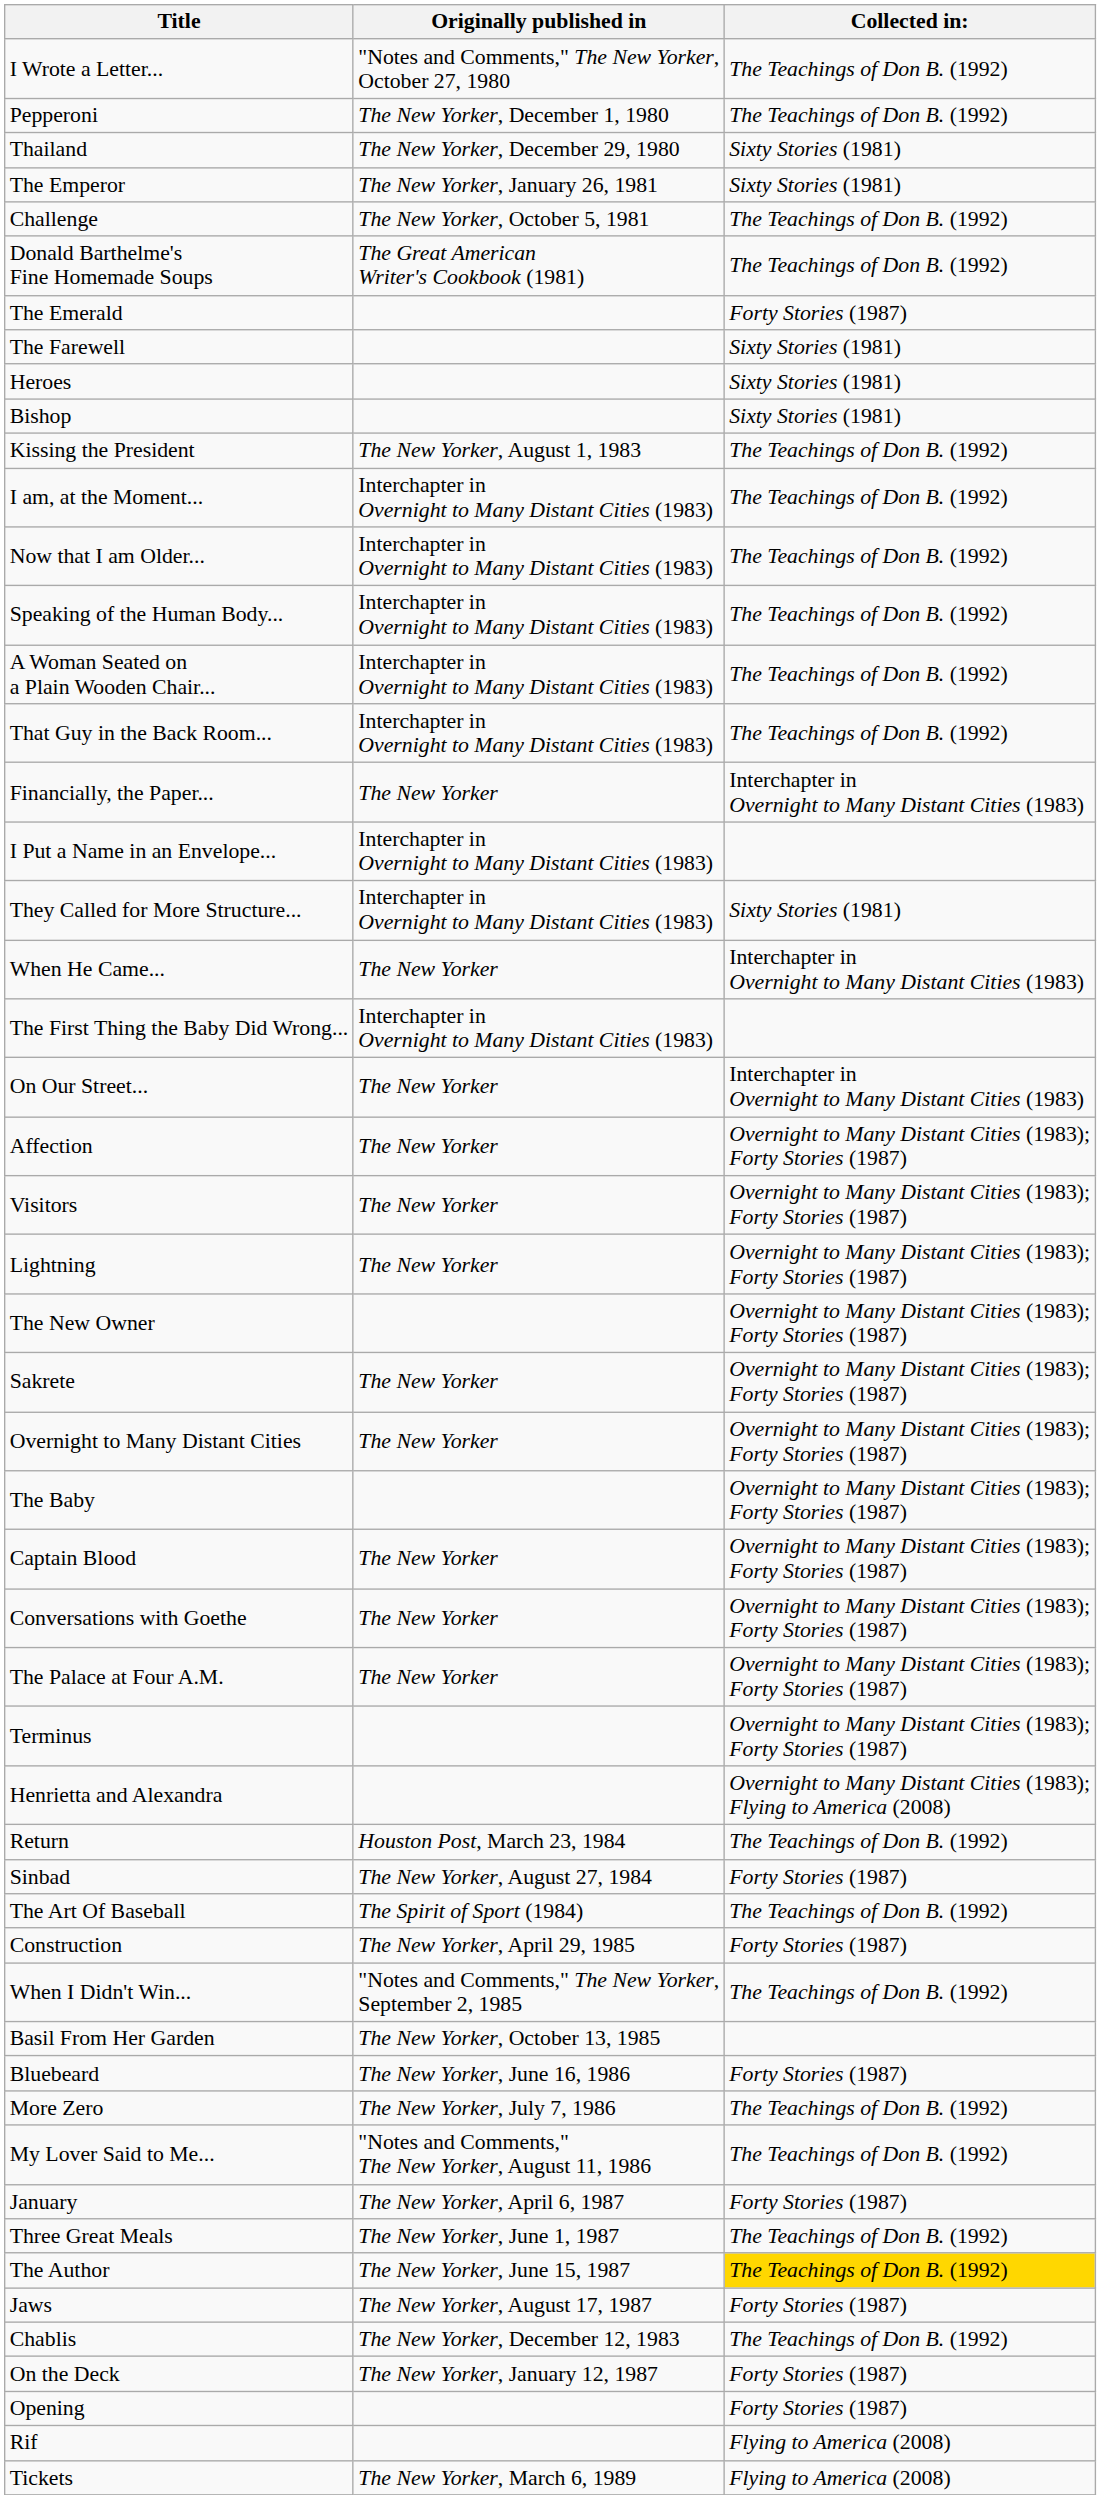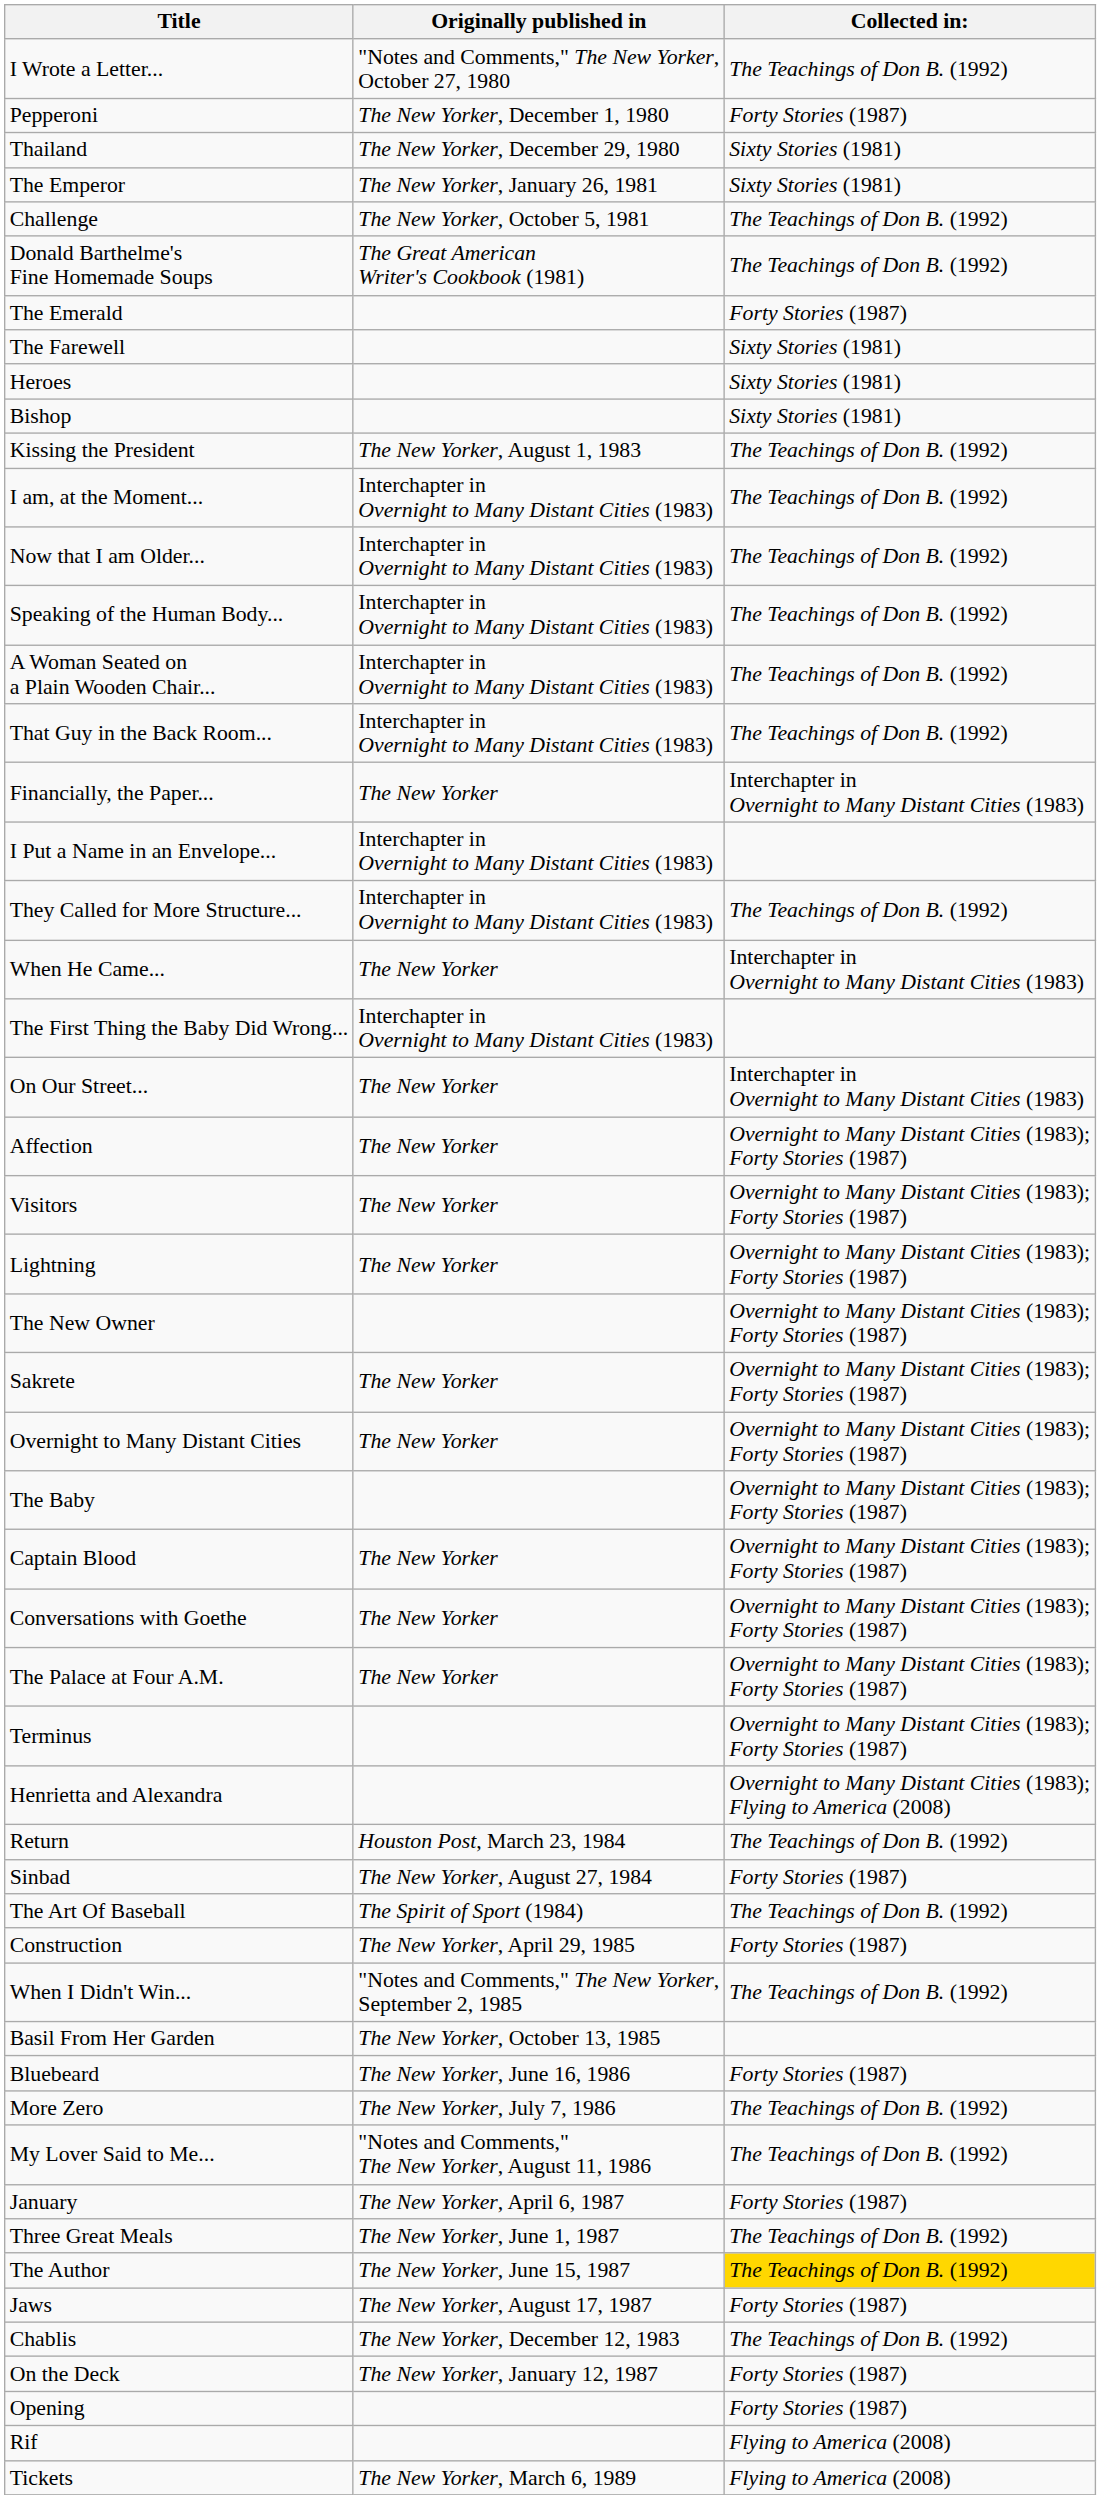(868, 115) The Teachings of Don B. (1992) -> (818, 115) Forty Stories (1987)
(815, 910) Sixty Stories (1981) -> (868, 910) The Teachings of Don B. (1992)
